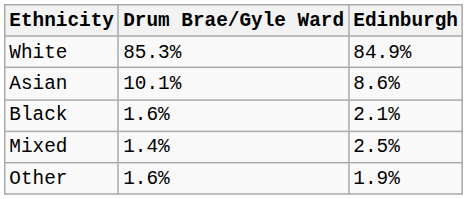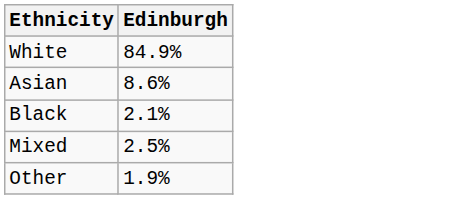- column: (234, 21)
